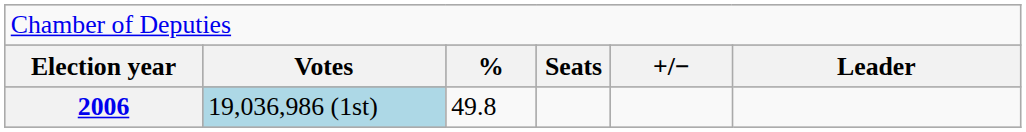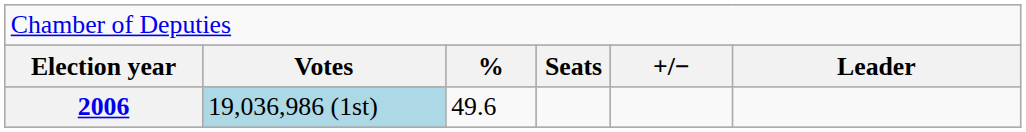(474, 106) 49.8 -> (474, 106) 49.6
